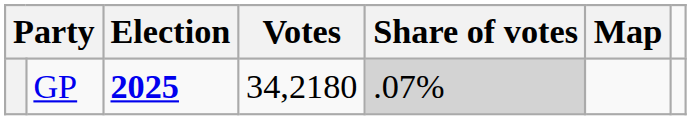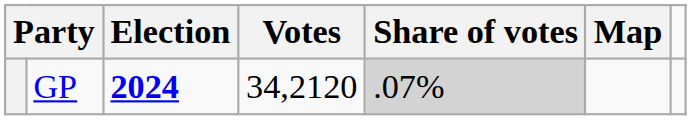(145, 85) 2025 -> (145, 85) 2024
(302, 85) 34,2180 -> (302, 85) 34,2120
